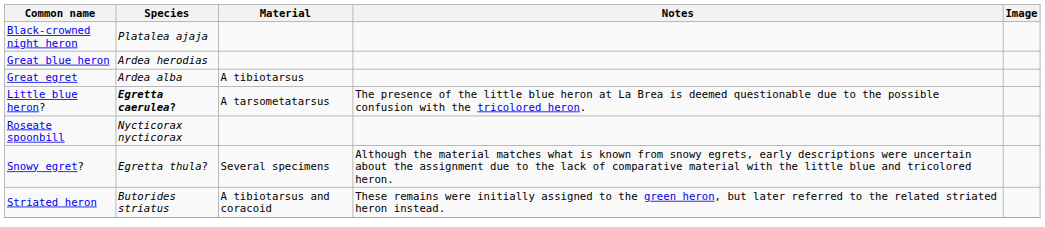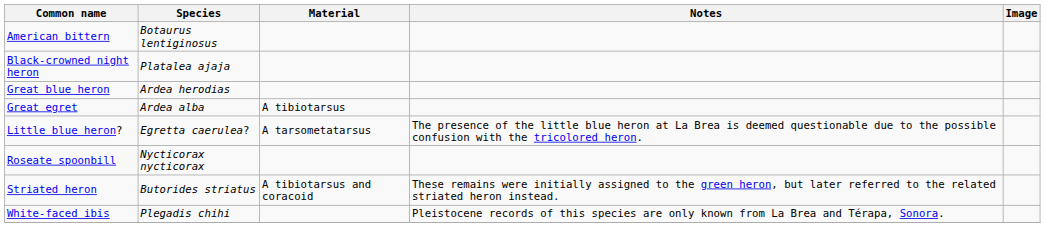+ row: (58, 37)
(147, 101) bold -> (195, 131) normal
- row: (45, 167)
+ row: (58, 214)
